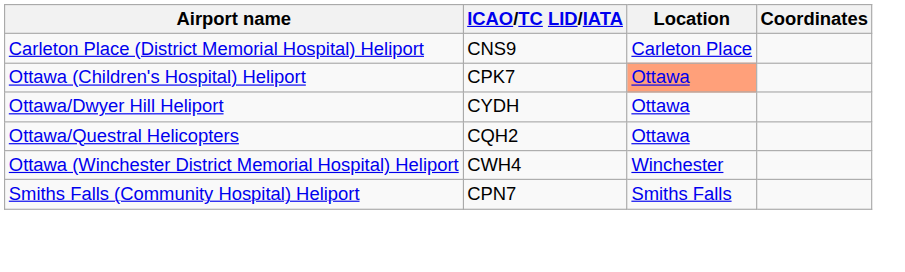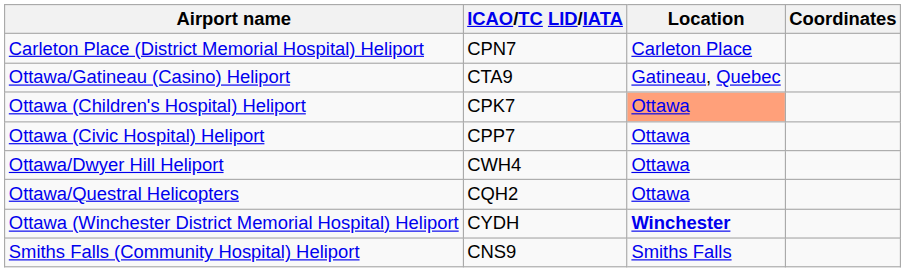(492, 48) CNS9 -> (492, 48) CPN7
+ row: (149, 77)
+ row: (137, 135)
(493, 106) CYDH -> (494, 164) CWH4
(494, 164) CWH4 -> (493, 223) CYDH
(677, 164) normal -> (681, 223) bold
(492, 194) CPN7 -> (492, 252) CNS9
